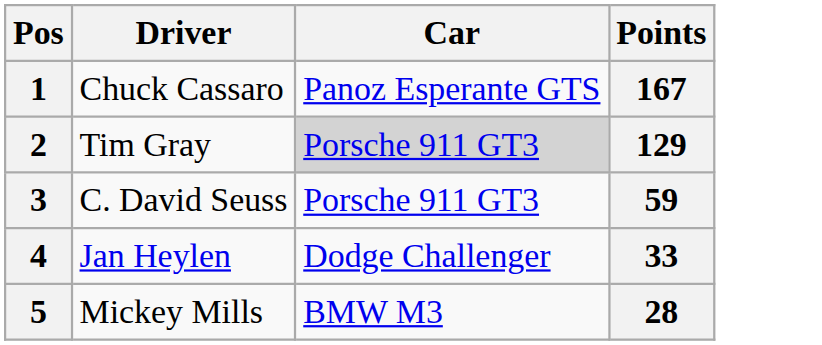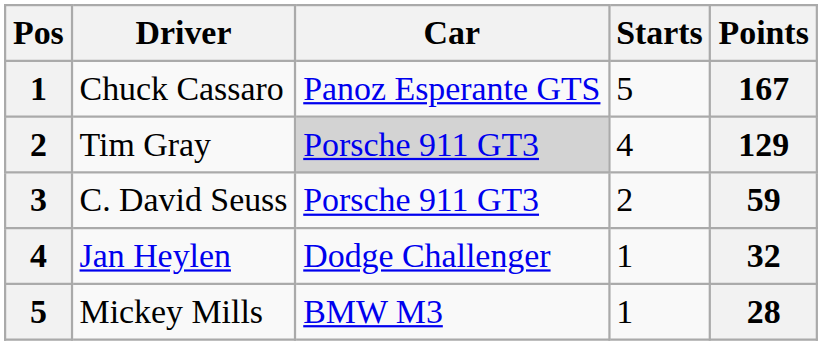+ column: (659, 32)
(661, 256) 33 -> (764, 256) 32
